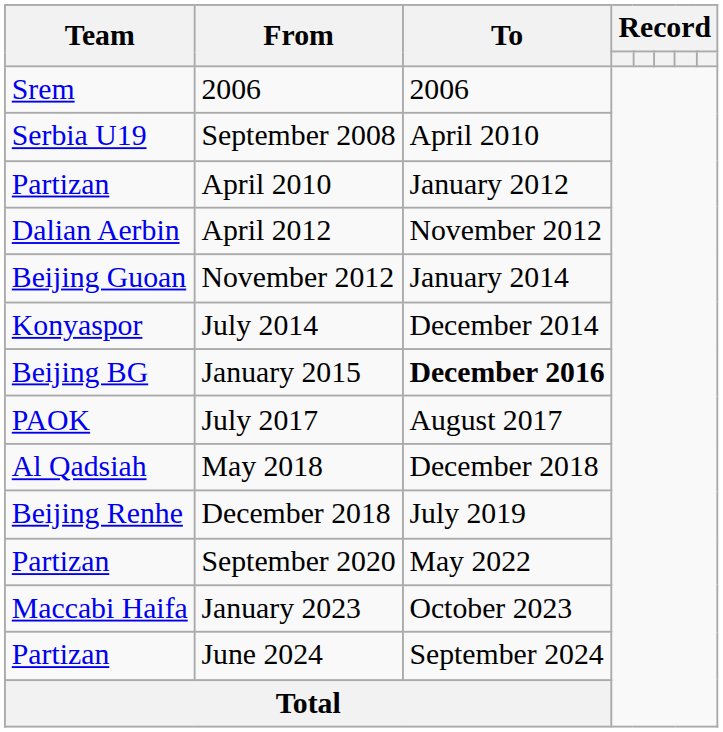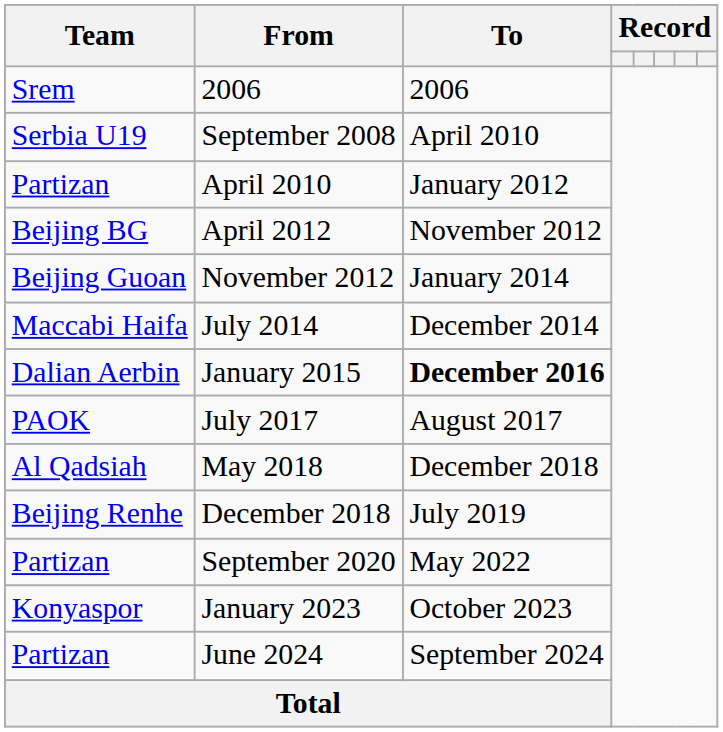(96, 230) Dalian Aerbin -> (80, 230) Beijing BG
(77, 325) Konyaspor -> (100, 325) Maccabi Haifa
(80, 372) Beijing BG -> (96, 372) Dalian Aerbin
(100, 608) Maccabi Haifa -> (77, 608) Konyaspor
